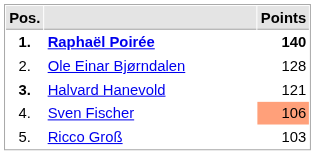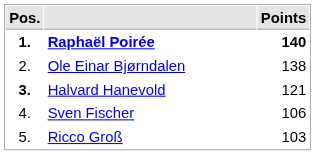(294, 66) 128 -> (294, 66) 138
(294, 113) lightsalmon background -> (294, 113) no background
